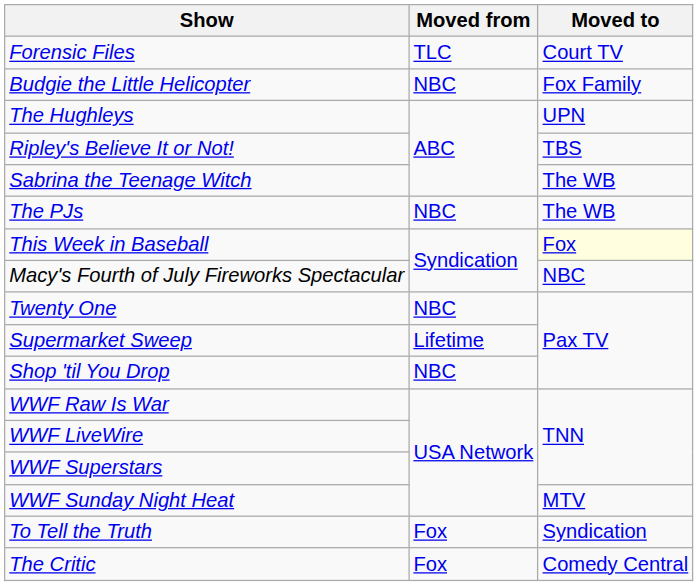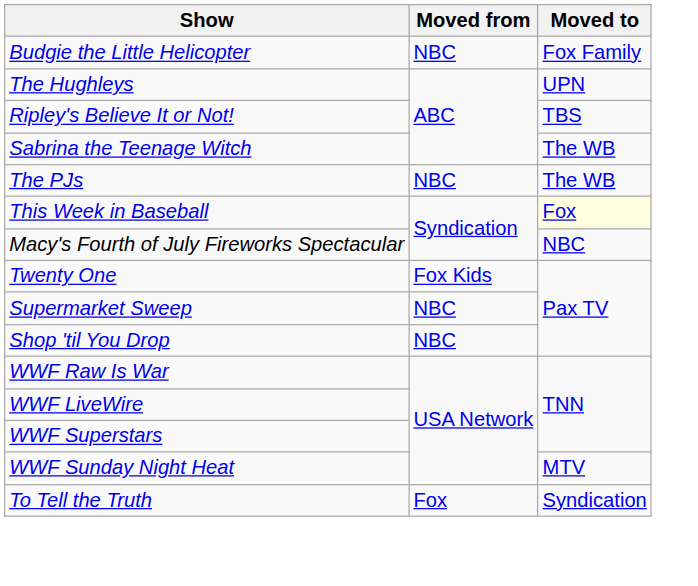- row: (72, 52)
(435, 308) NBC -> (453, 276) Fox Kids
(449, 340) Lifetime -> (435, 308) NBC
- row: (52, 564)
